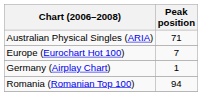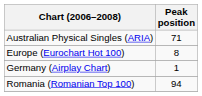(176, 53) 7 -> (176, 53) 8
